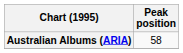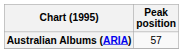(156, 40) 58 -> (156, 40) 57
